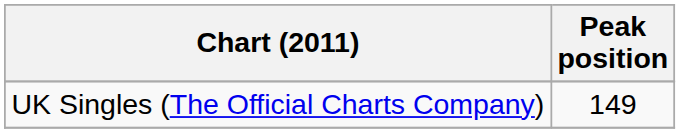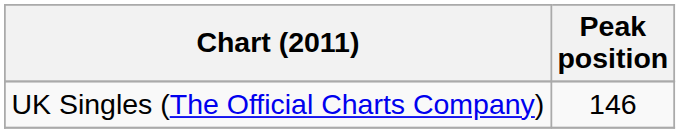(613, 104) 149 -> (613, 104) 146
